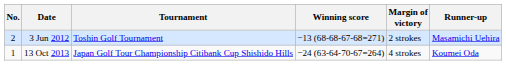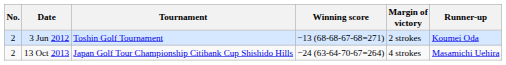(466, 38) Masamichi Uehira -> (455, 38) Koumei Oda
(13, 53) 1 -> (13, 53) 2
(455, 53) Koumei Oda -> (466, 53) Masamichi Uehira
